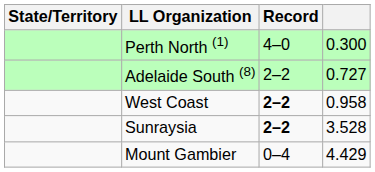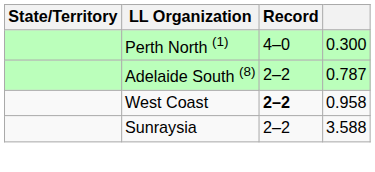(346, 75) 0.727 -> (346, 75) 0.787
(276, 128) bold -> (276, 128) normal
(346, 128) 3.528 -> (346, 128) 3.588
- row: (181, 154)
